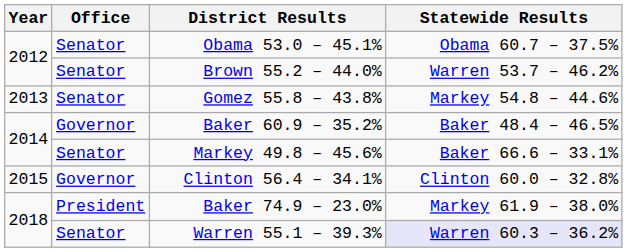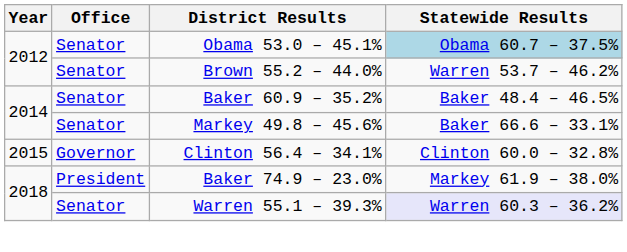(529, 45) no background -> (529, 45) lightblue background
- row: (293, 99)
(96, 126) Governor -> (91, 99) Senator
